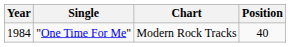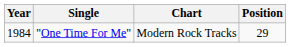(262, 32) 40 -> (262, 32) 29
